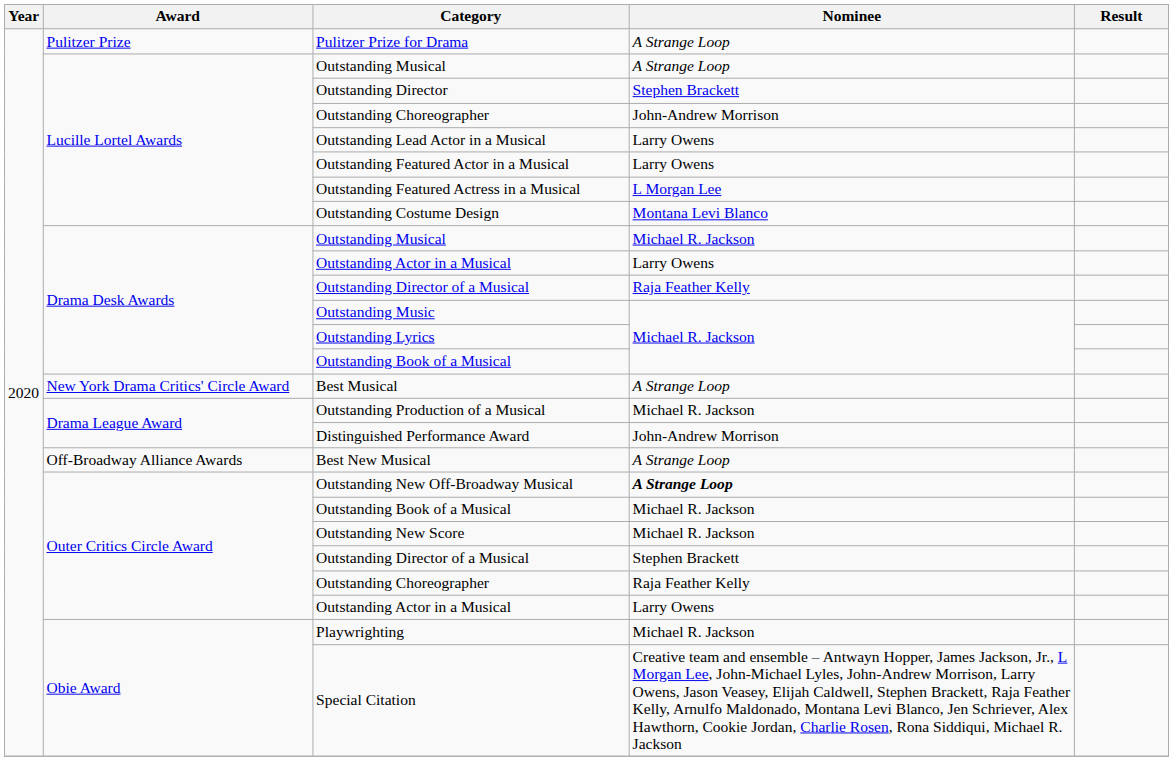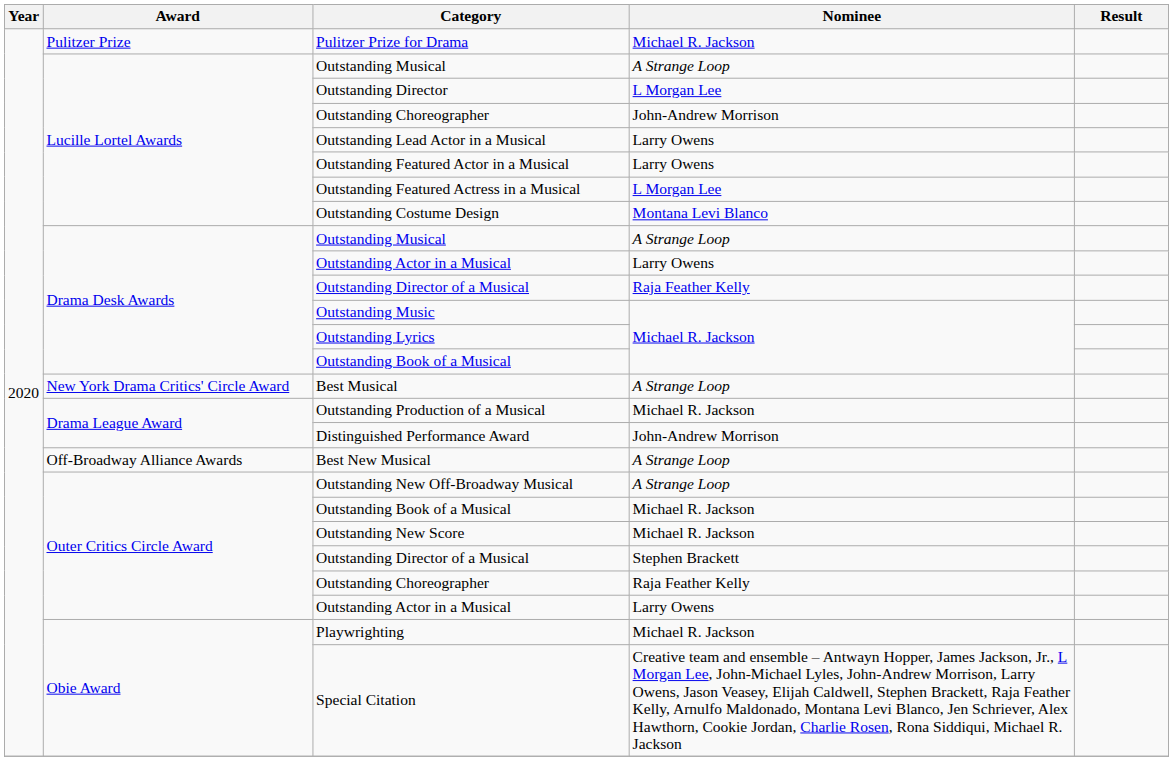(681, 41) A Strange Loop -> (694, 41) Michael R. Jackson
(686, 90) Stephen Brackett -> (677, 90) L Morgan Lee
(694, 238) Michael R. Jackson -> (681, 238) A Strange Loop
(683, 484) bold -> (681, 484) normal
